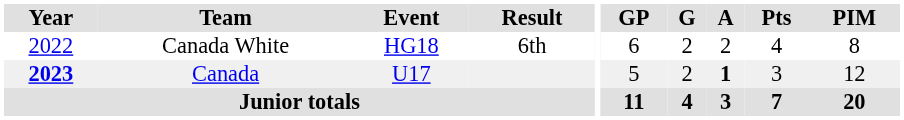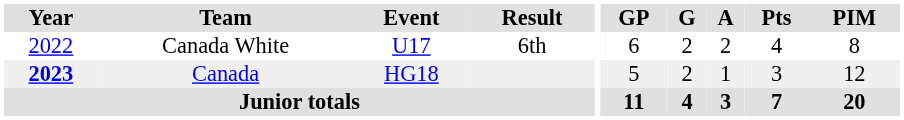(411, 45) HG18 -> (411, 45) U17
(411, 73) U17 -> (411, 73) HG18
(726, 73) bold -> (726, 73) normal
